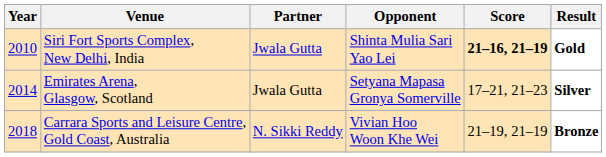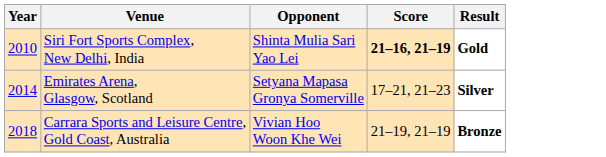- column: (298, 16)
